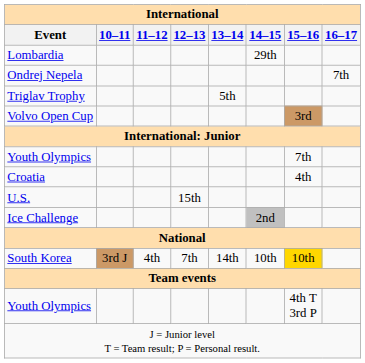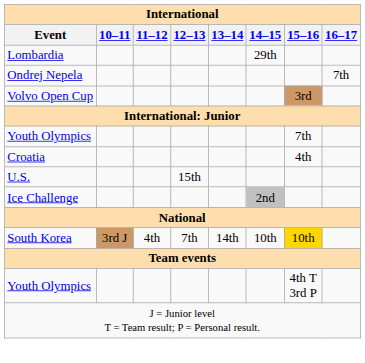- row: (46, 95)
